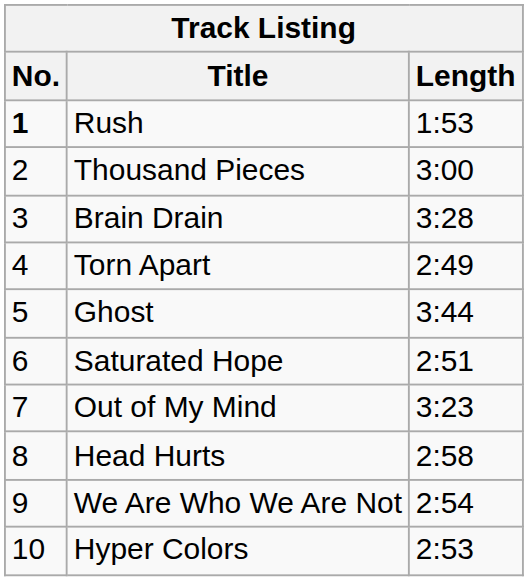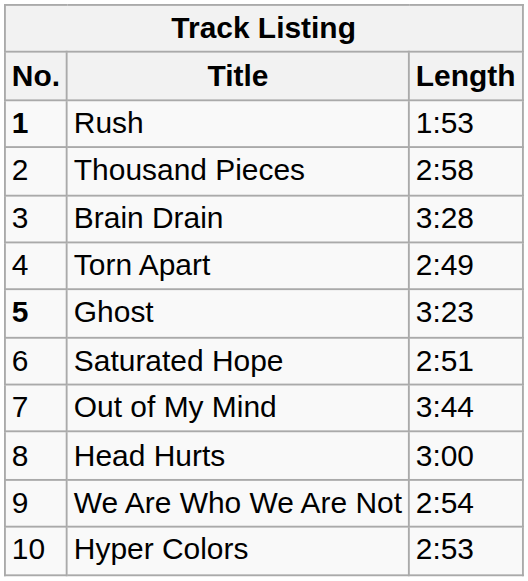(445, 170) 3:00 -> (445, 170) 2:58
(20, 312) normal -> (20, 312) bold
(445, 312) 3:44 -> (445, 312) 3:23
(445, 407) 3:23 -> (445, 407) 3:44
(445, 455) 2:58 -> (445, 455) 3:00
